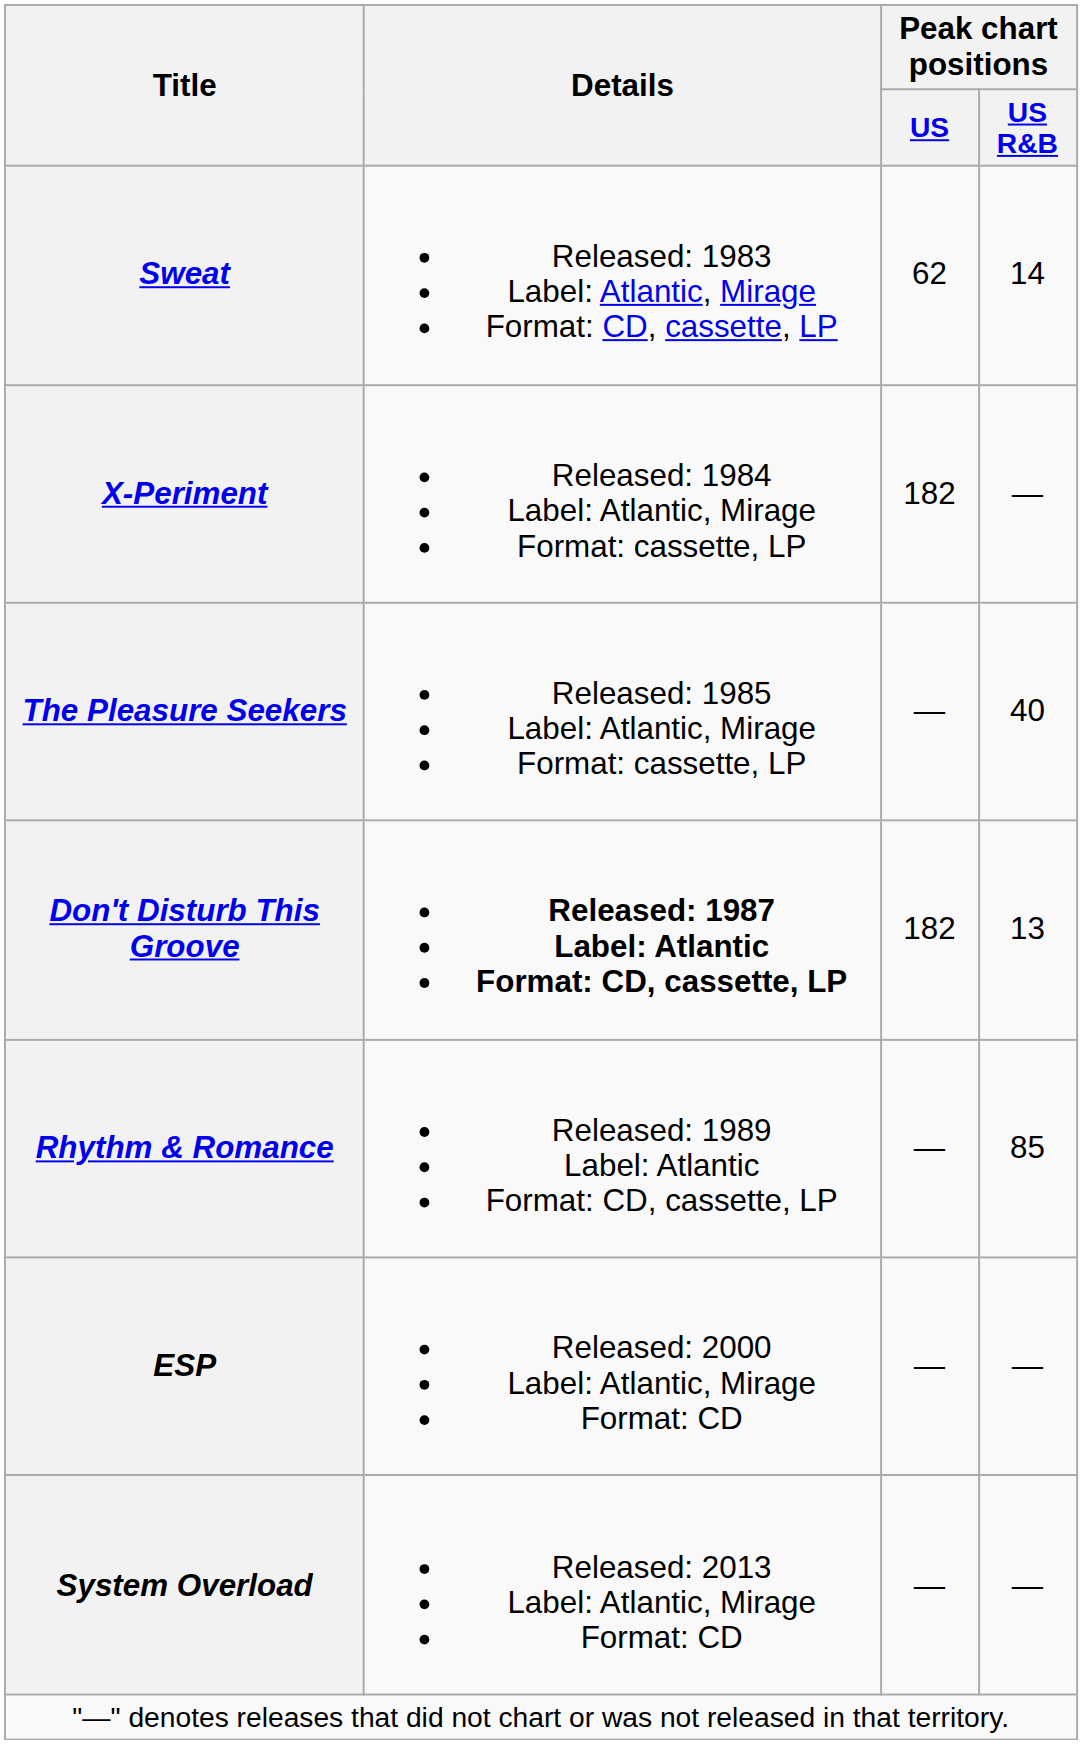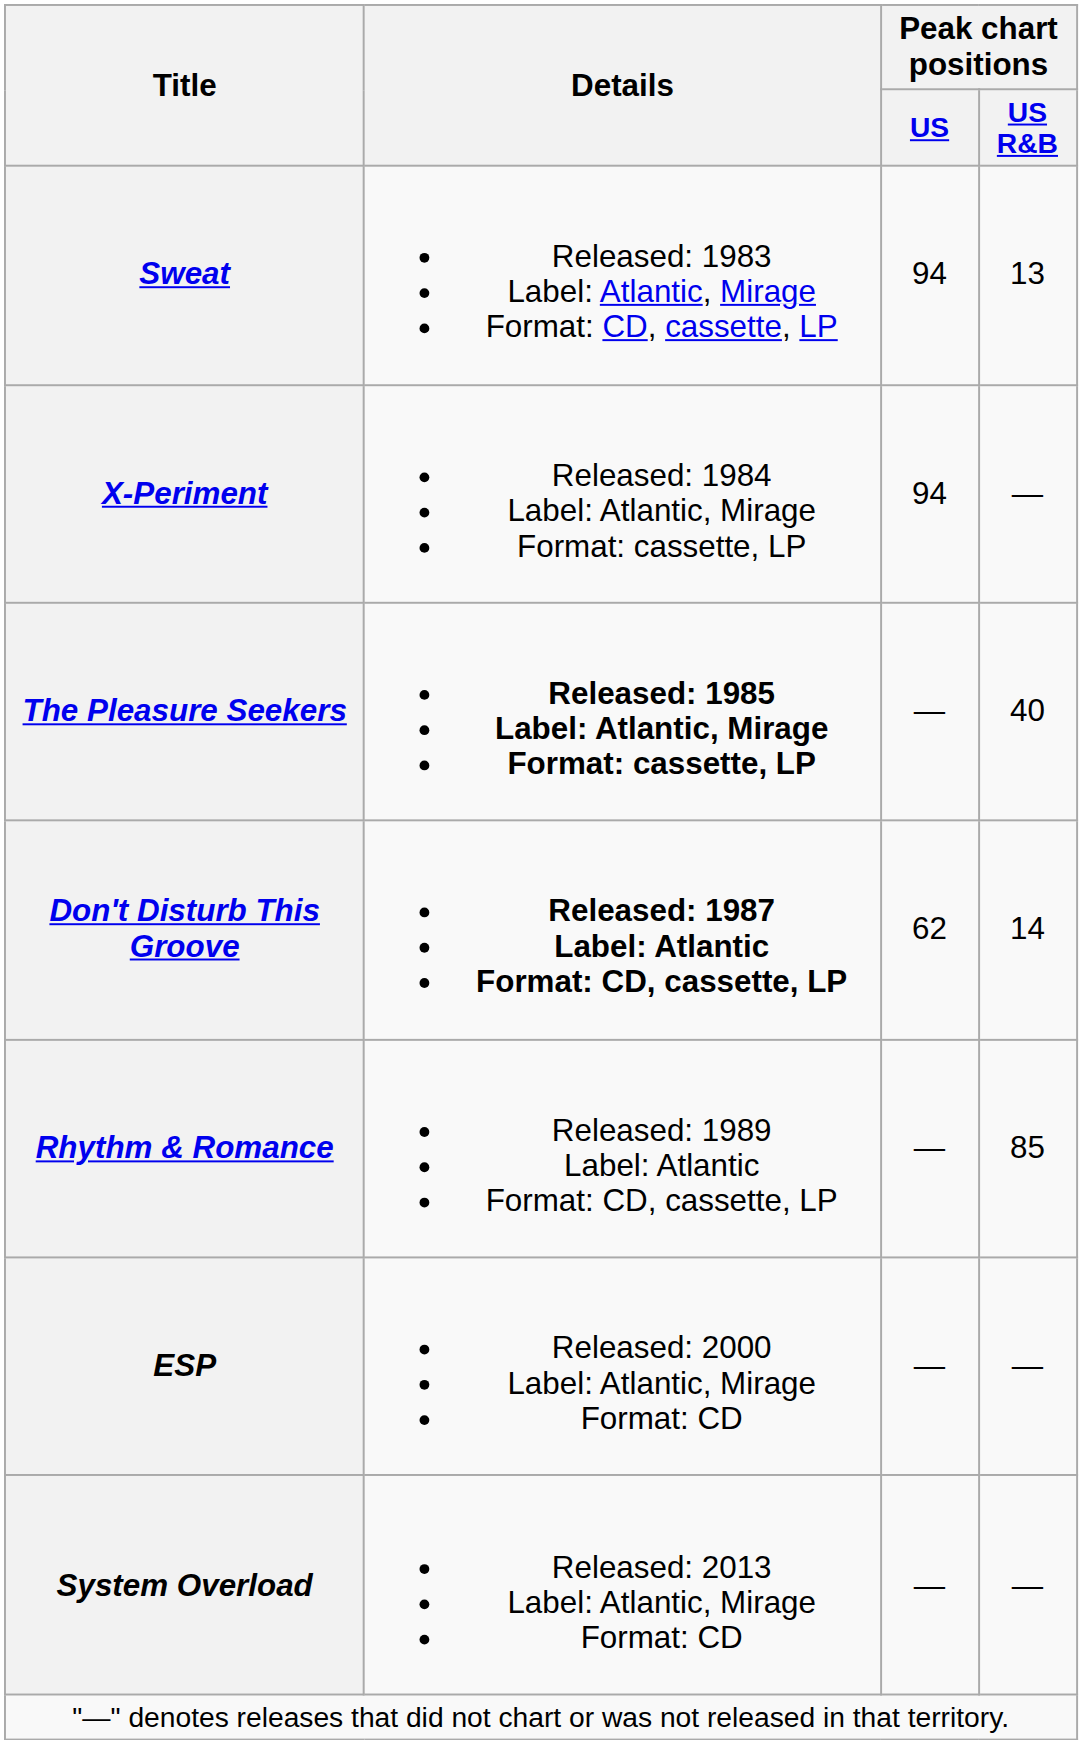(930, 274) 62 -> (930, 274) 94
(1027, 274) 14 -> (1027, 274) 13
(930, 492) 182 -> (930, 492) 94
(623, 729) normal -> (623, 729) bold
(930, 929) 182 -> (930, 929) 62
(1027, 929) 13 -> (1027, 929) 14
